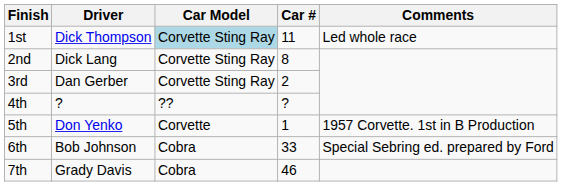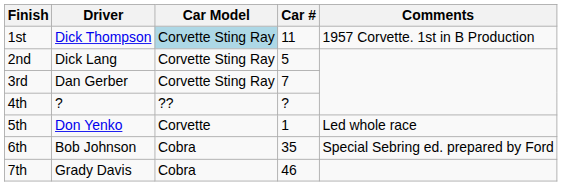(370, 37) Led whole race -> (428, 37) 1957 Corvette. 1st in B Production
(285, 59) 8 -> (285, 59) 5
(285, 81) 2 -> (285, 81) 7
(428, 125) 1957 Corvette. 1st in B Production -> (370, 125) Led whole race
(289, 147) 33 -> (289, 147) 35
